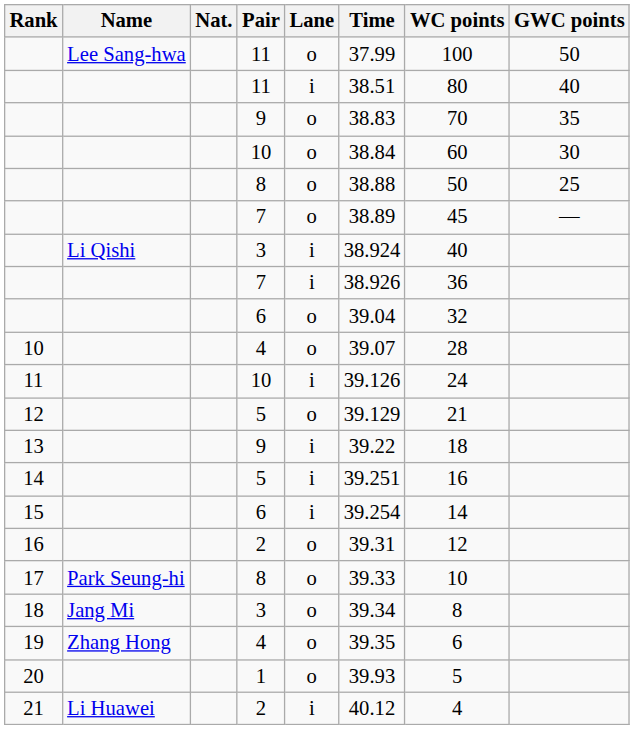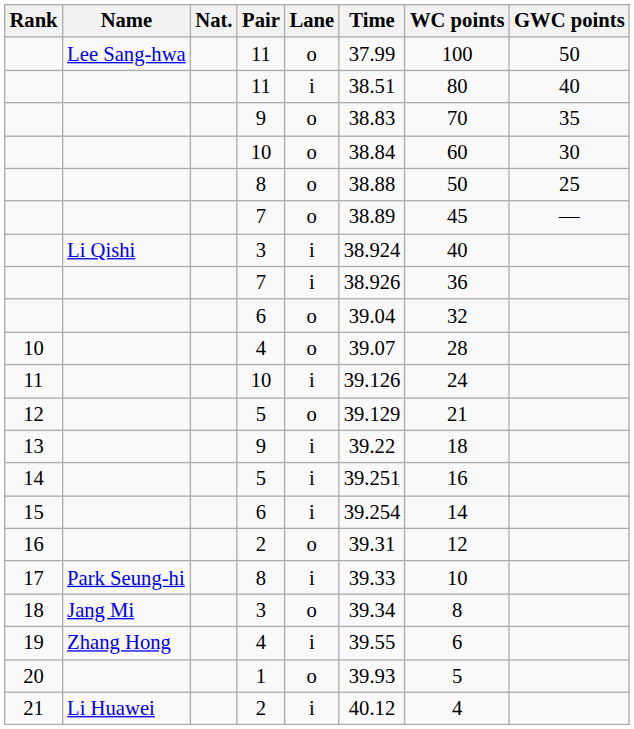(312, 577) o -> (312, 577) i
(312, 642) o -> (312, 642) i
(372, 642) 39.35 -> (372, 642) 39.55
